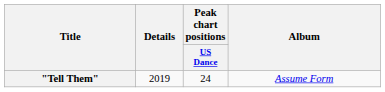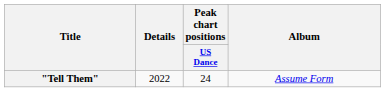(159, 78) 2019 -> (159, 78) 2022
